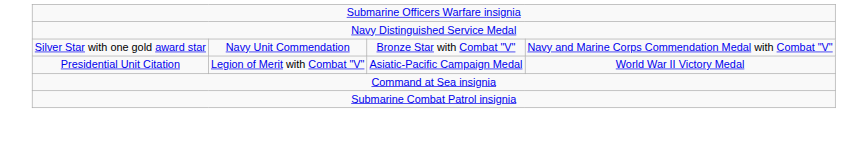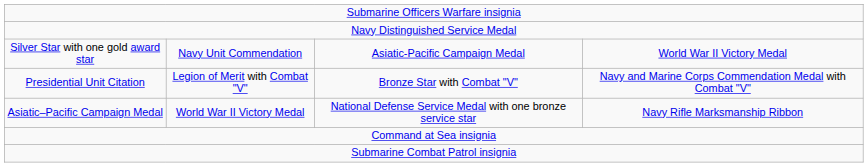(446, 47) Bronze Star with Combat "V" -> (448, 53) Asiatic-Pacific Campaign Medal
(680, 47) Navy and Marine Corps Commendation Medal with Combat "V" -> (723, 53) World War II Victory Medal
(446, 64) Asiatic-Pacific Campaign Medal -> (448, 83) Bronze Star with Combat "V"
(680, 64) World War II Victory Medal -> (723, 83) Navy and Marine Corps Commendation Medal with Combat "V"
+ row: (85, 112)
